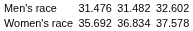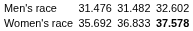(134, 23) 36.834 -> (134, 23) 36.833
(173, 23) normal -> (173, 23) bold
